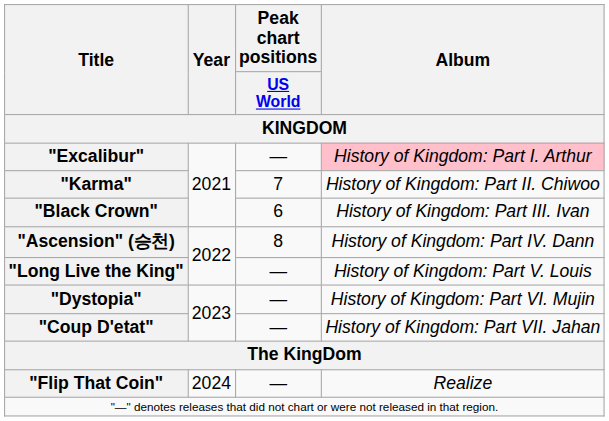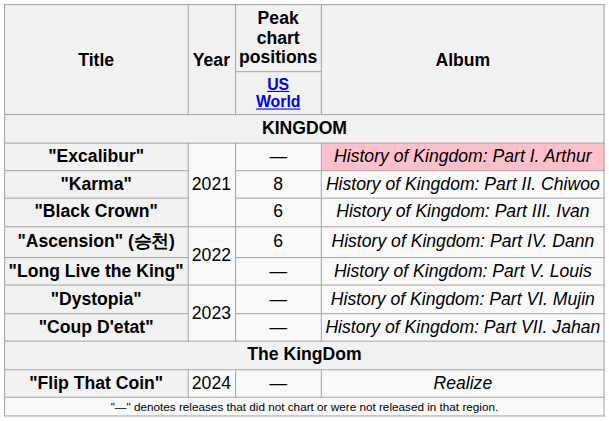(278, 184) 7 -> (278, 184) 8
(278, 241) 8 -> (278, 241) 6
